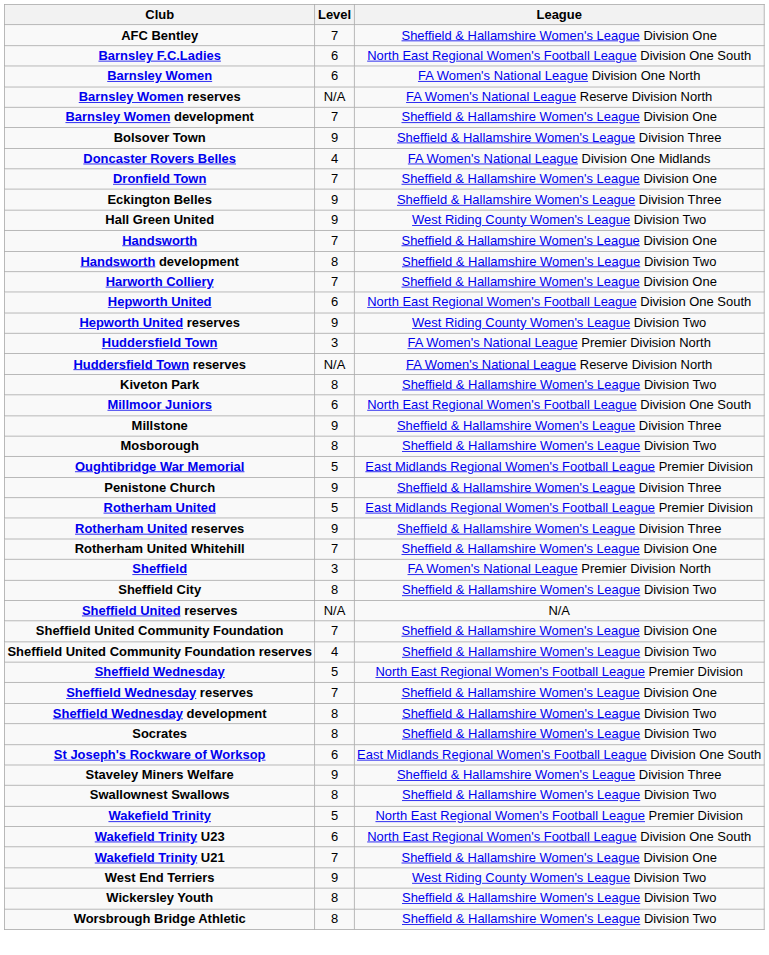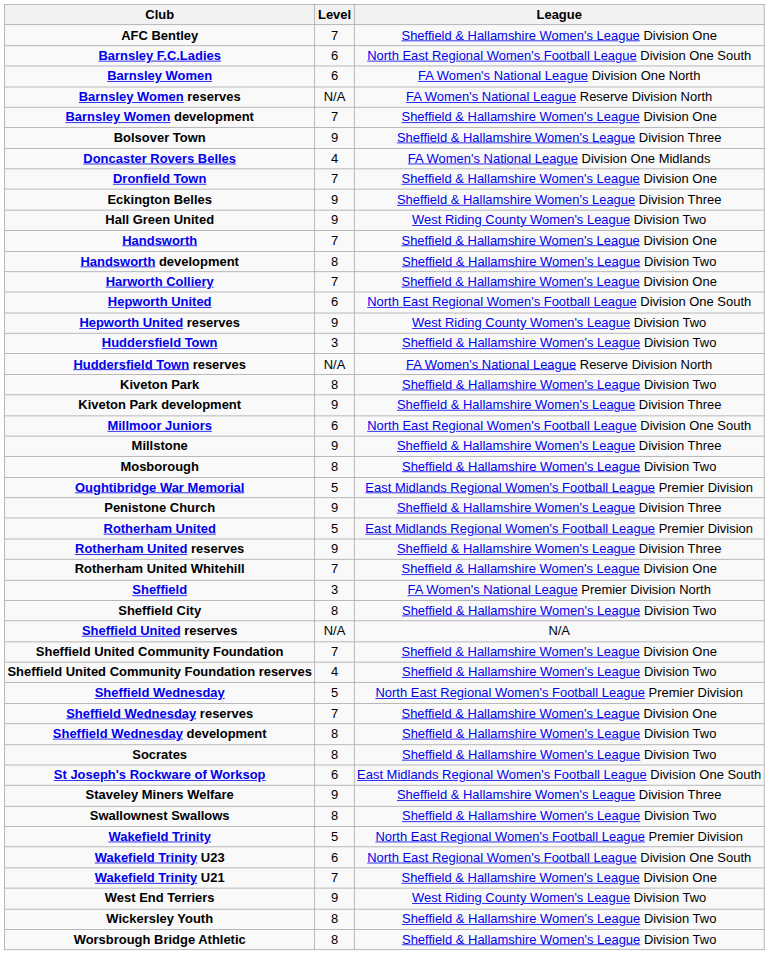(559, 343) FA Women's National League Premier Division North -> (559, 343) Sheffield & Hallamshire Women's League Division Two
+ row: (160, 405)
